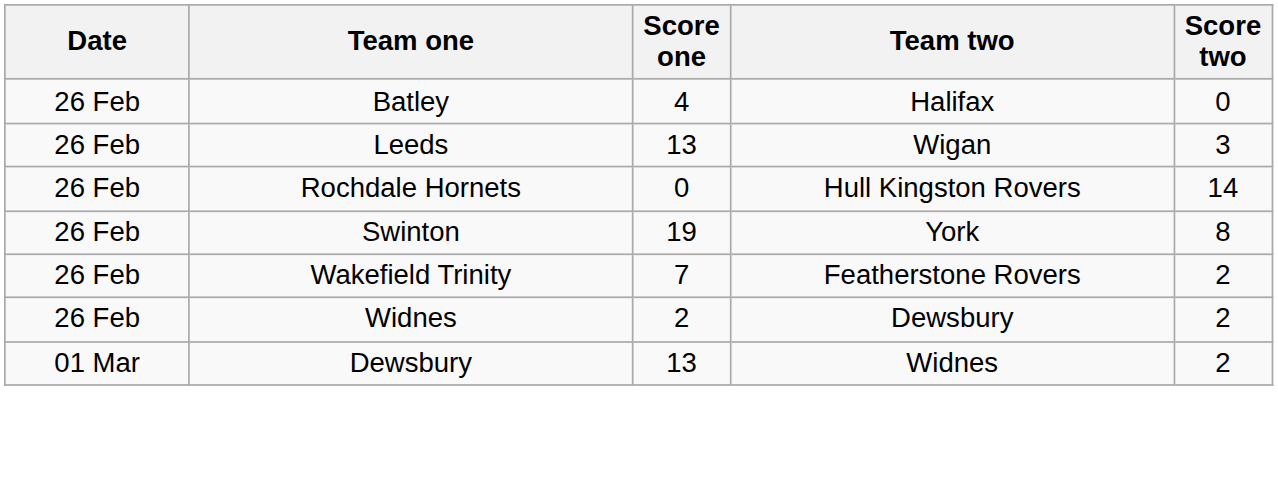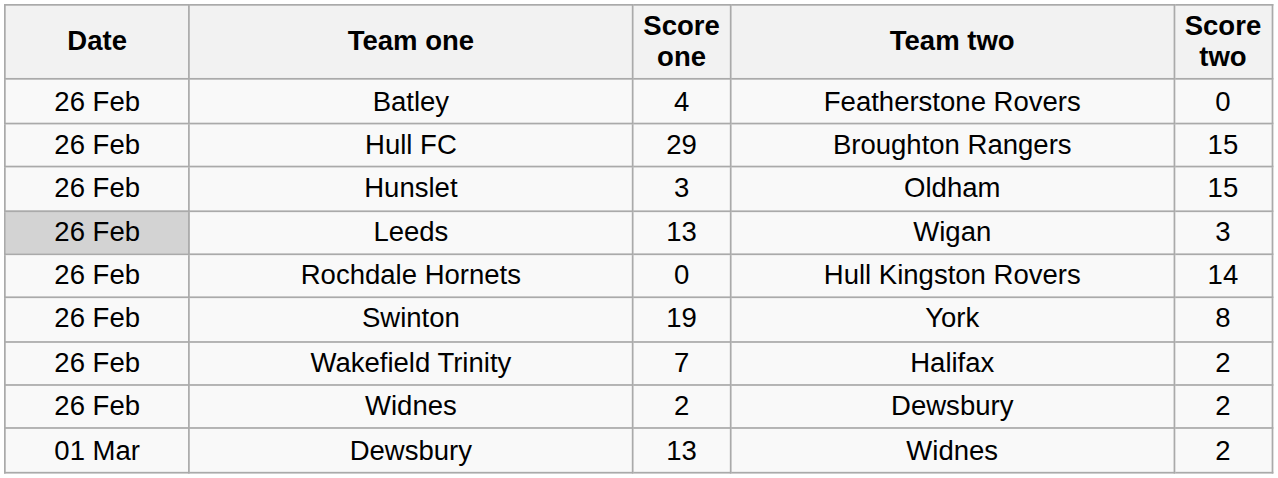(952, 100) Halifax -> (952, 100) Featherstone Rovers
+ row: (411, 144)
+ row: (411, 188)
(97, 144) no background -> (97, 231) lightgrey background
(952, 275) Featherstone Rovers -> (952, 362) Halifax
